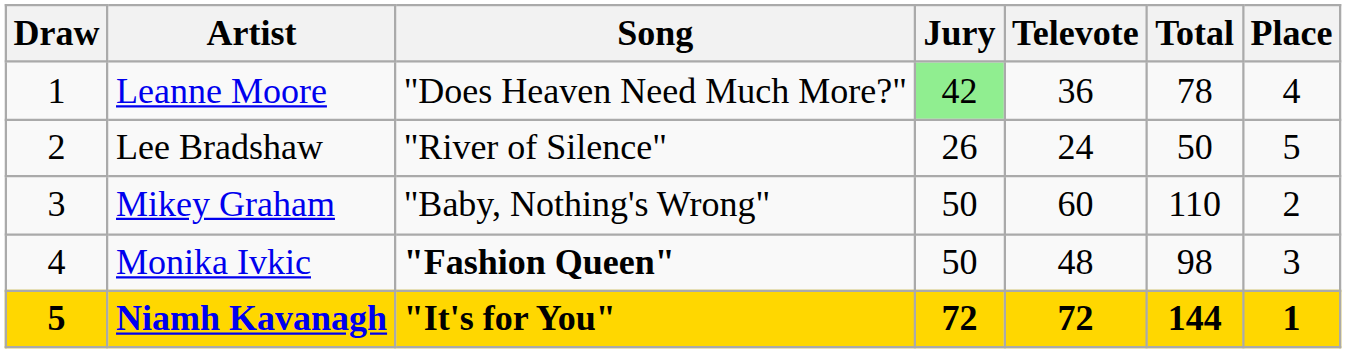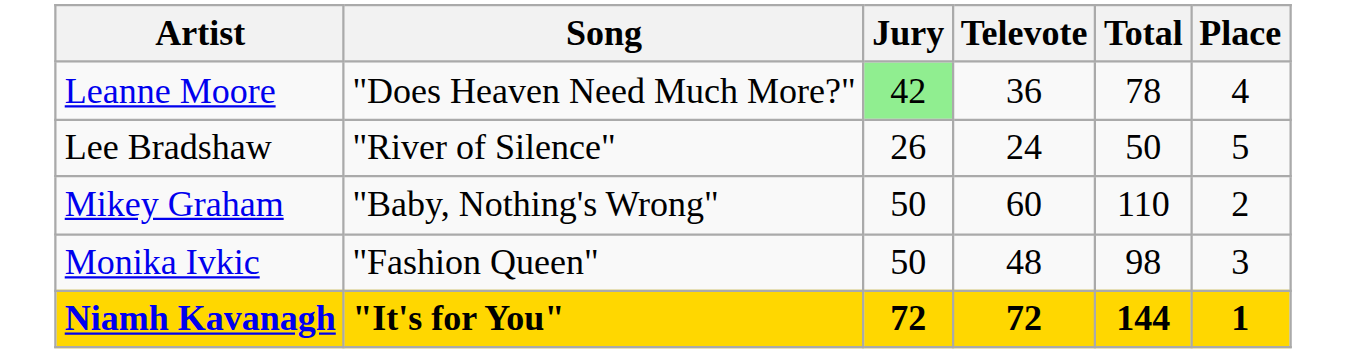- column: (56, 33)
(539, 261) bold -> (476, 261) normal
